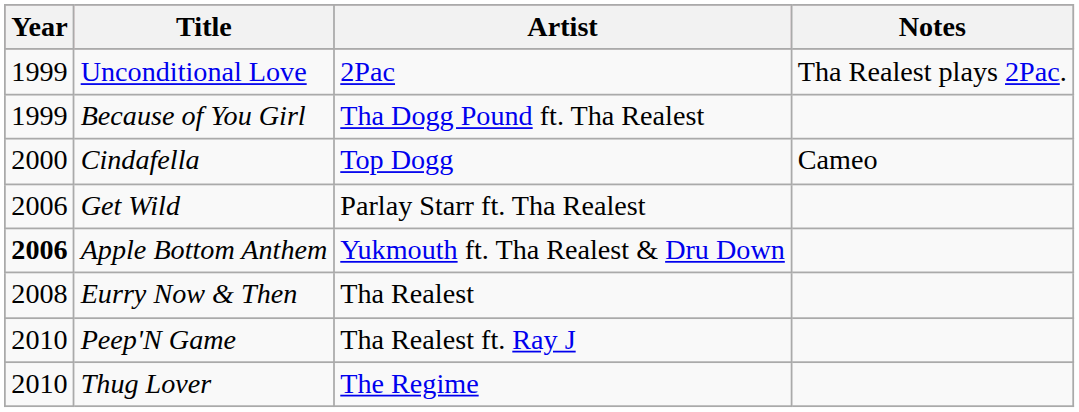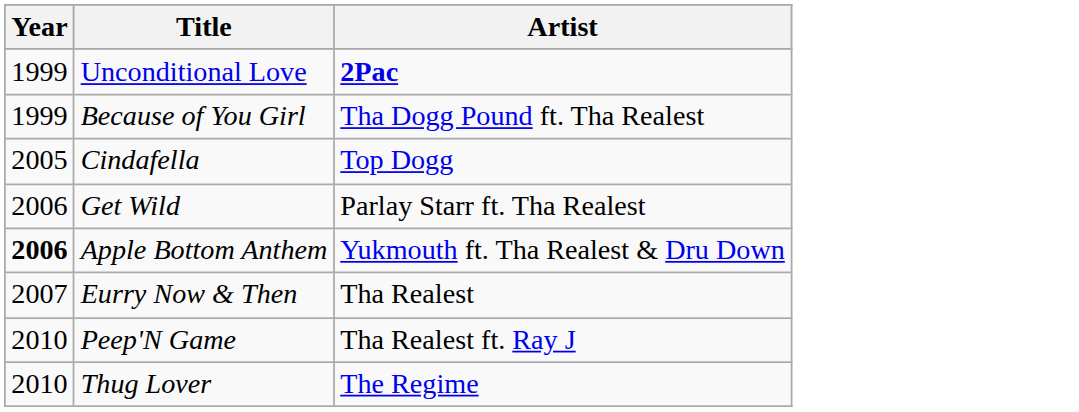- column: (932, 26)
(368, 71) normal -> (369, 71) bold
(40, 160) 2000 -> (40, 160) 2005
(40, 294) 2008 -> (40, 294) 2007
